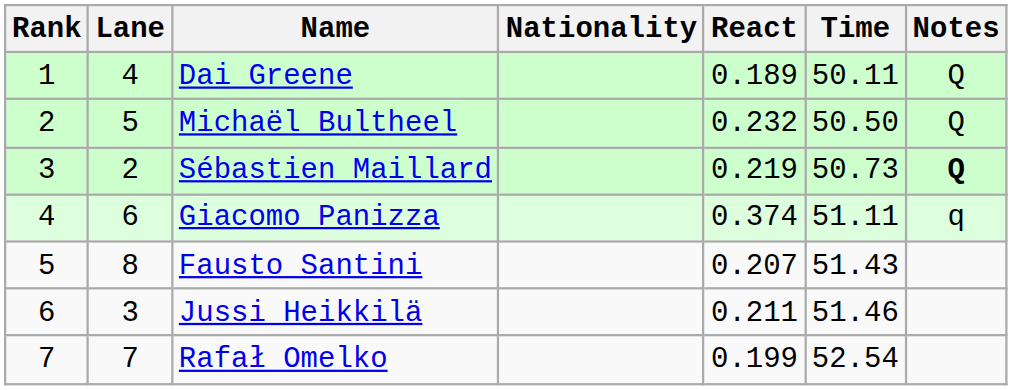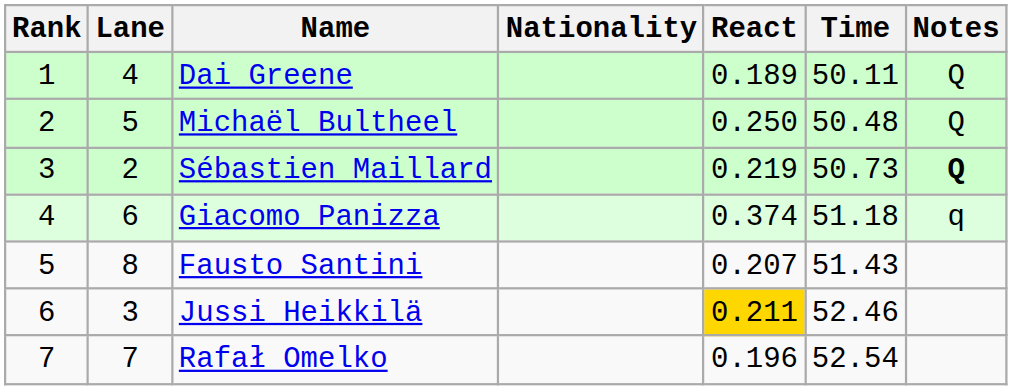(755, 123) 0.232 -> (755, 123) 0.250
(855, 123) 50.50 -> (855, 123) 50.48
(855, 218) 51.11 -> (855, 218) 51.18
(755, 312) no background -> (755, 312) gold background
(855, 312) 51.46 -> (855, 312) 52.46
(755, 359) 0.199 -> (755, 359) 0.196
